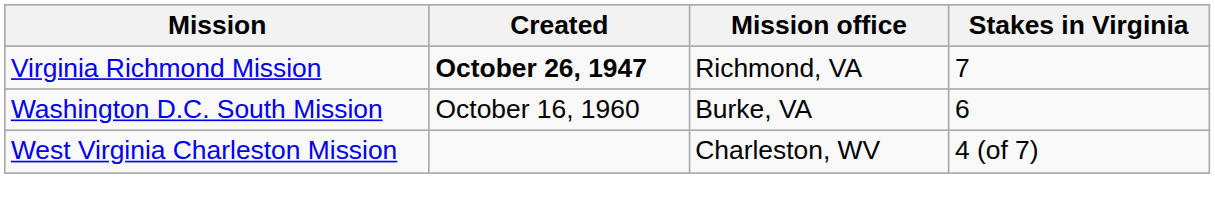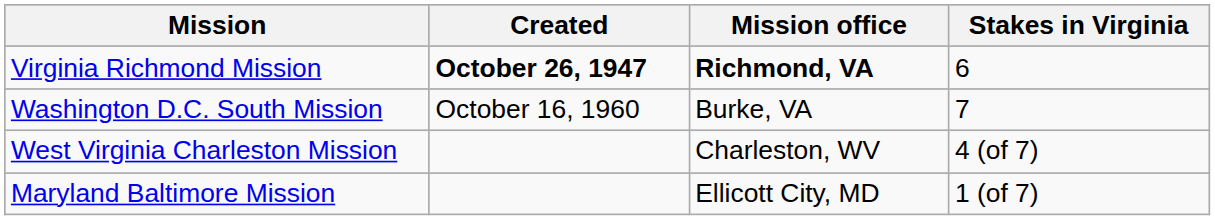(779, 67) normal -> (784, 67) bold
(962, 67) 7 -> (962, 67) 6
(962, 109) 6 -> (962, 109) 7
+ row: (173, 192)
